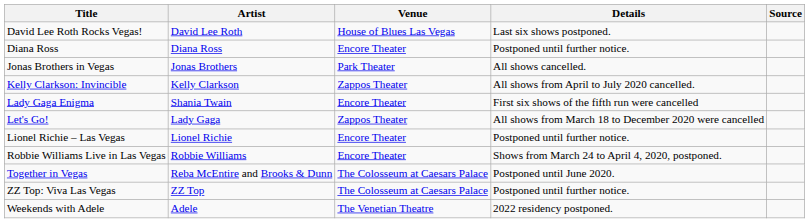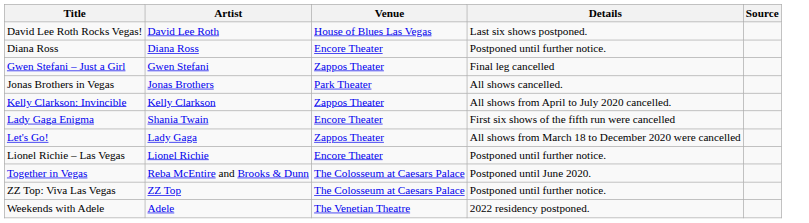+ row: (66, 66)
- row: (86, 155)
